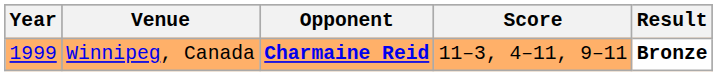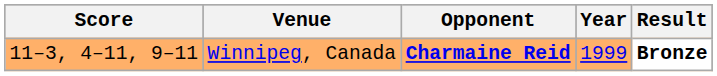columns swapped: (33, 21) <-> (533, 21)
